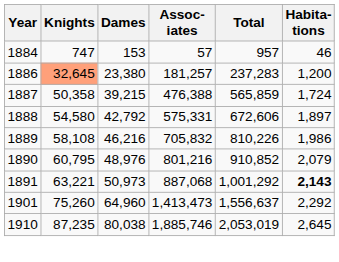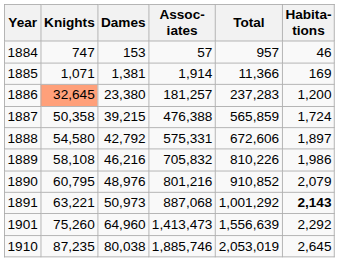+ row: (23, 73)
(249, 203) 1,556,637 -> (249, 224) 1,556,639
